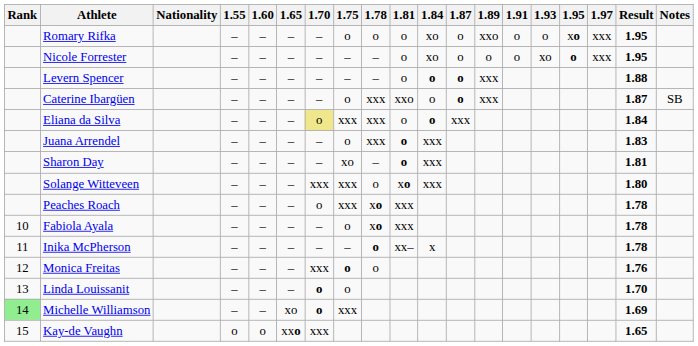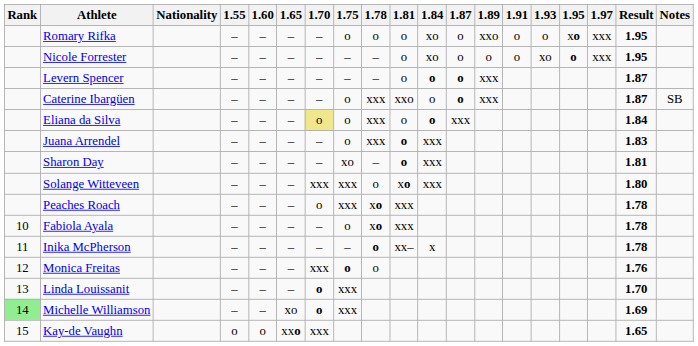(636, 78) 1.88 -> (636, 78) 1.87
(347, 120) xxx -> (347, 120) o
(347, 288) o -> (347, 288) xxx
